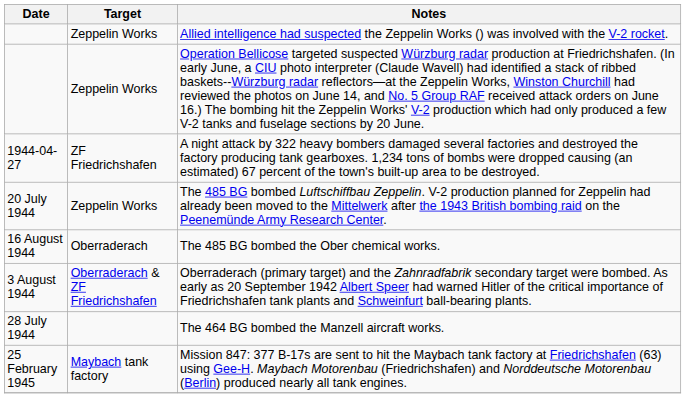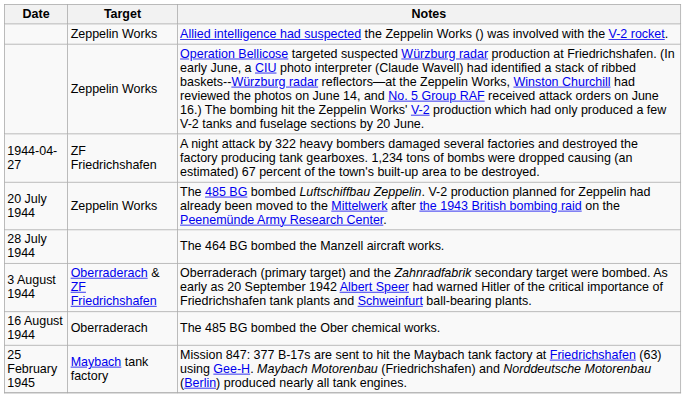rows swapped: (312, 328) <-> (310, 246)
